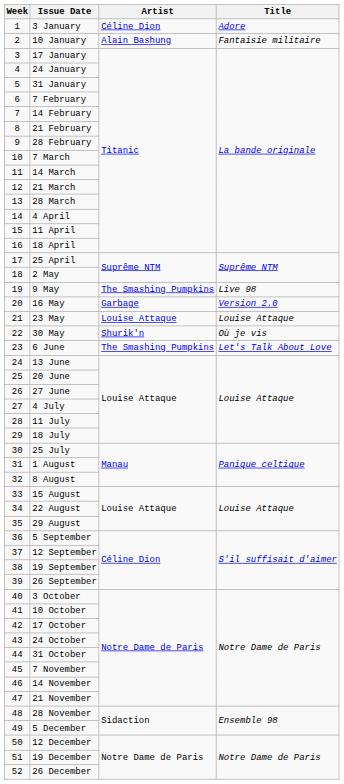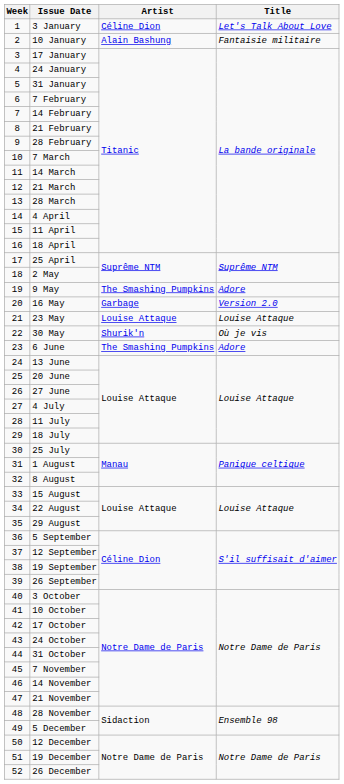(232, 26) Adore -> (275, 26) Let's Talk About Love
(237, 289) Live 98 -> (232, 289) Adore
(275, 348) Let's Talk About Love -> (232, 348) Adore
